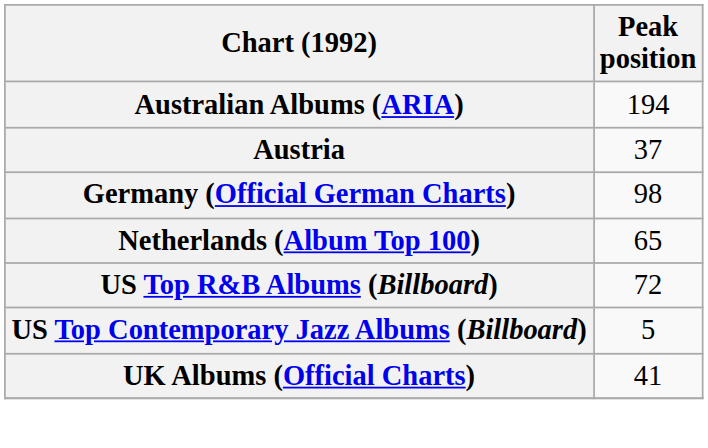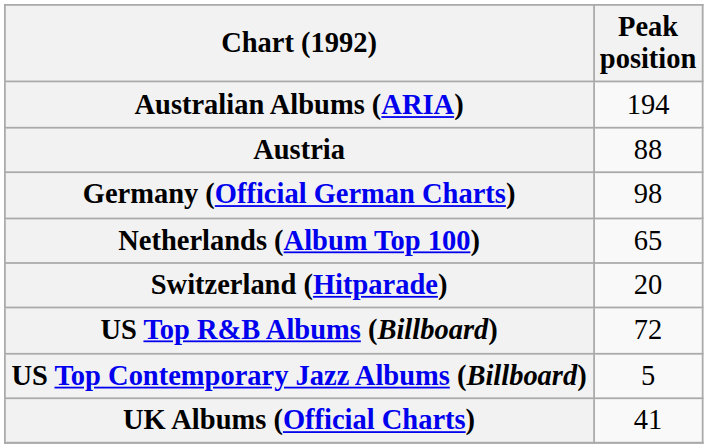(648, 149) 37 -> (648, 149) 88
+ row: (299, 284)
